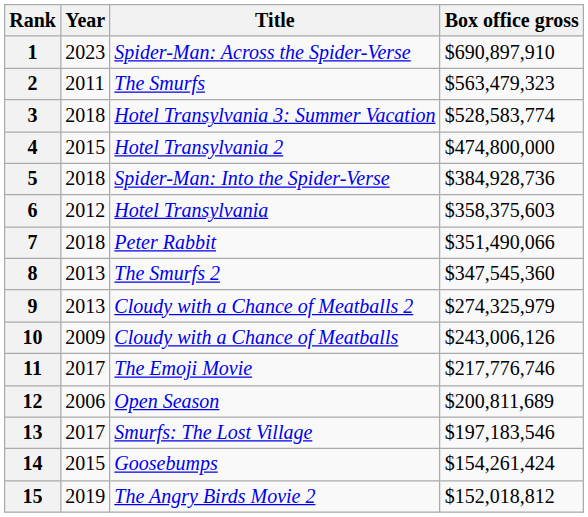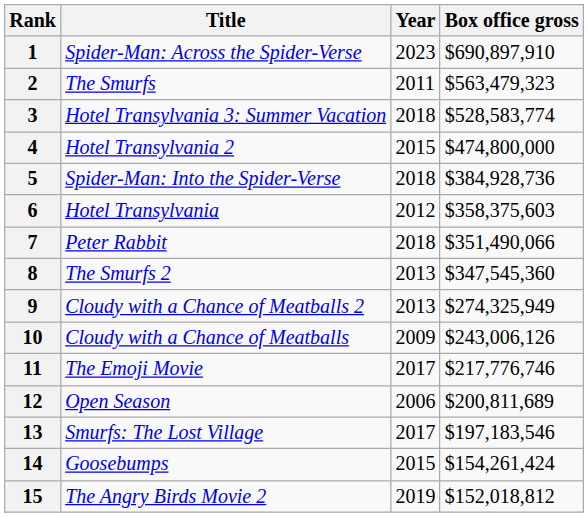columns swapped: (275, 20) <-> (85, 20)
(500, 305) $274,325,979 -> (500, 305) $274,325,949
